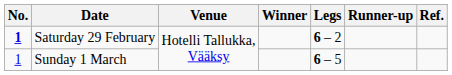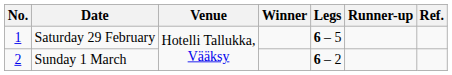(18, 37) bold -> (18, 37) normal
(328, 37) 6 – 2 -> (328, 37) 6 – 5
(18, 59) 1 -> (18, 59) 2
(328, 59) 6 – 5 -> (328, 59) 6 – 2
